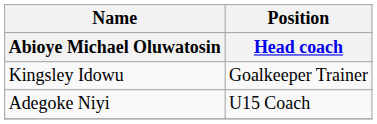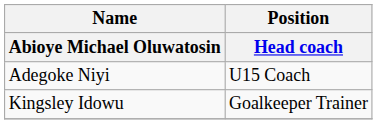rows swapped: (59, 103) <-> (66, 75)
